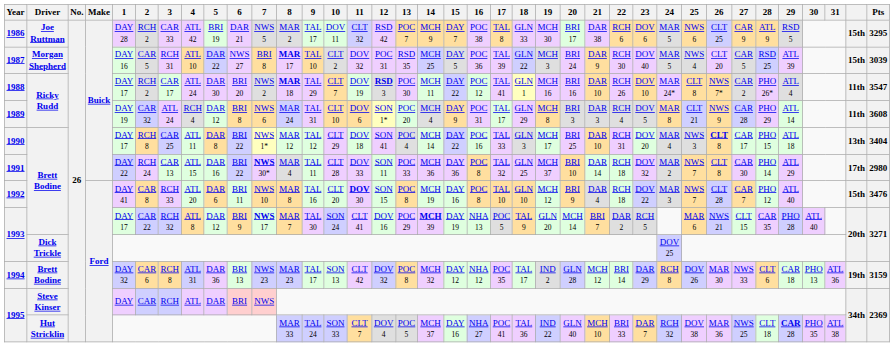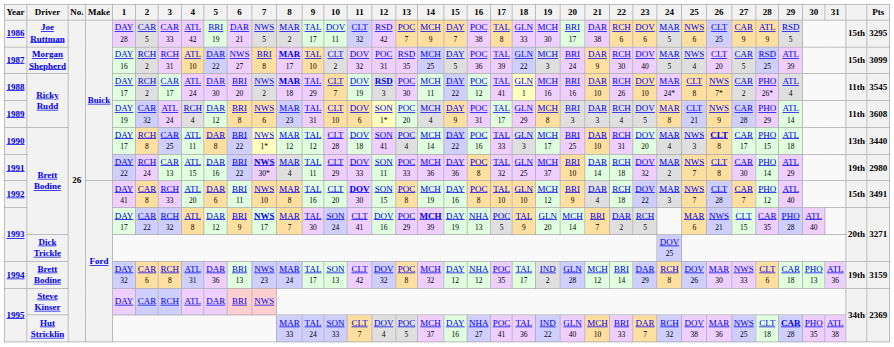(147, 33) RCH 2 -> (147, 33) CAR 5
(147, 59) CAR 5 -> (147, 59) RCH 2
(878, 60) 3039 -> (878, 60) 3099
(878, 87) 3547 -> (878, 87) 3545
(290, 113) MAR 24 -> (290, 113) MAR 23
(335, 140) CLT 29 -> (335, 140) CLT 28
(878, 140) 3404 -> (878, 140) 3440
(335, 167) CLT 28 -> (335, 167) CLT 29
(856, 167) 17th -> (856, 167) 19th
(878, 194) 3476 -> (878, 194) 3491
(290, 274) MAR 23 -> (290, 274) MAR 24
